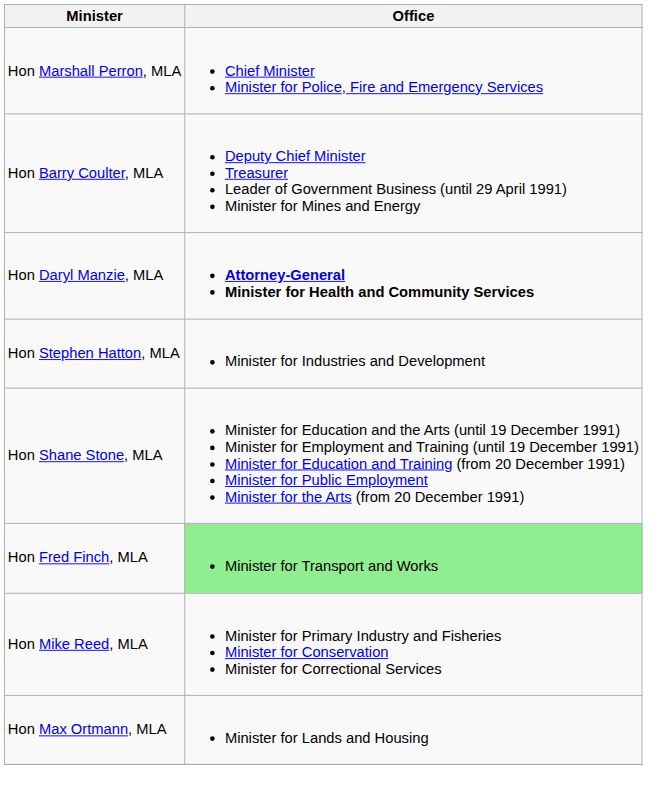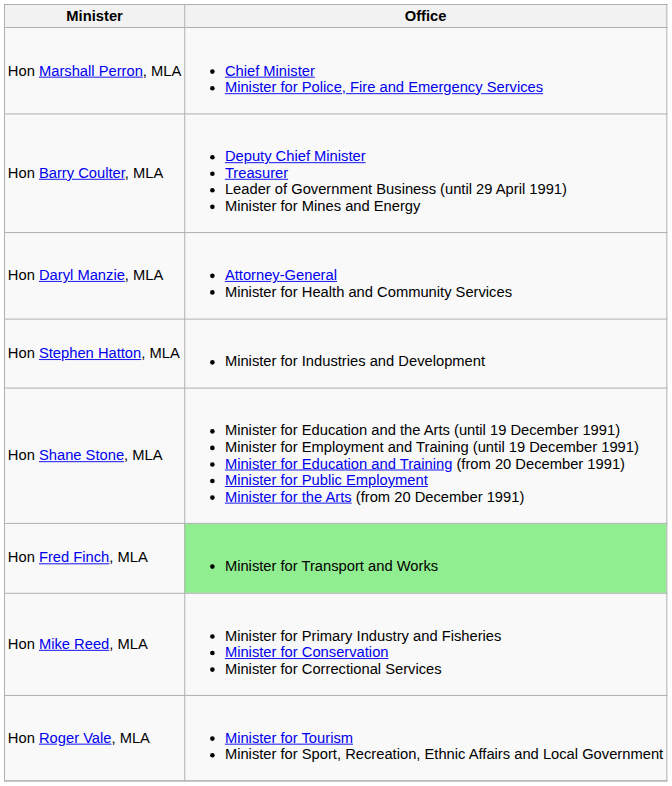(413, 284) bold -> (426, 284) normal
+ row: (79, 738)
- row: (87, 730)
